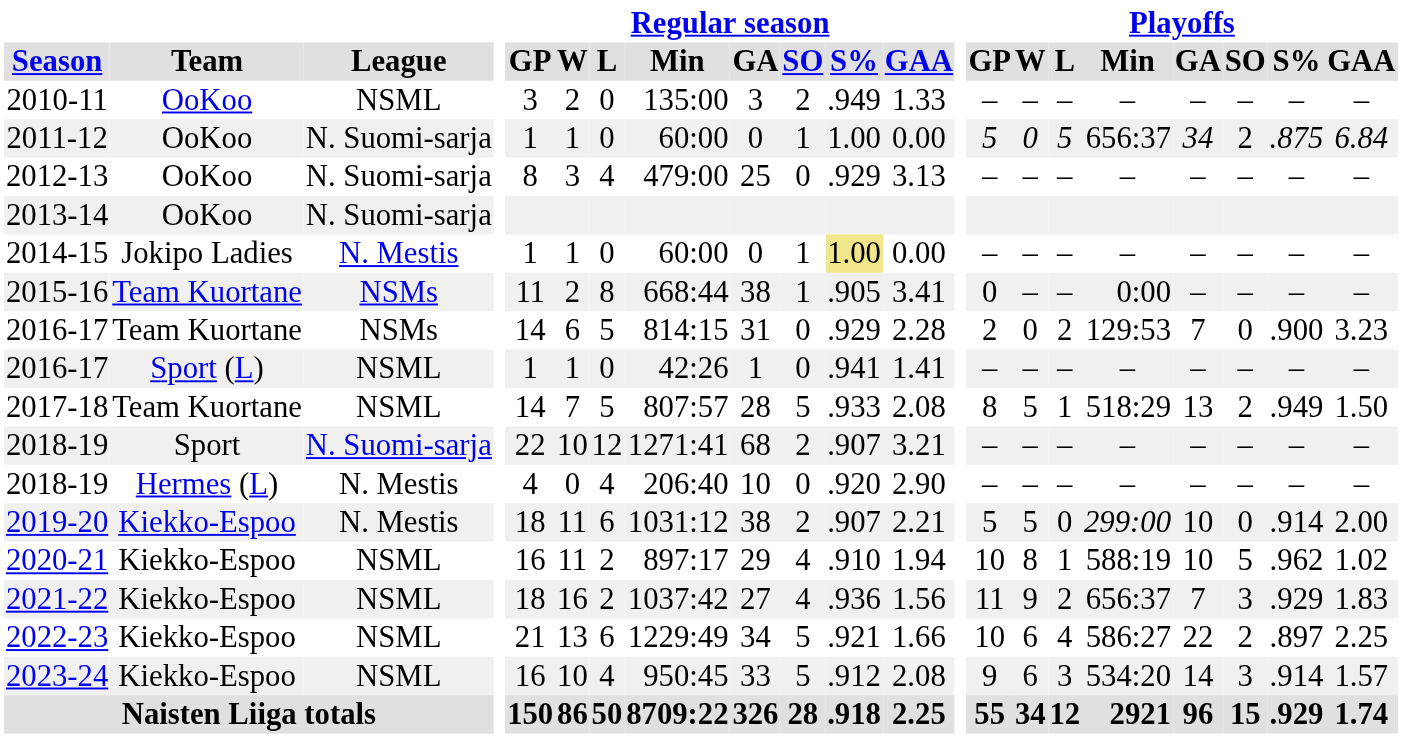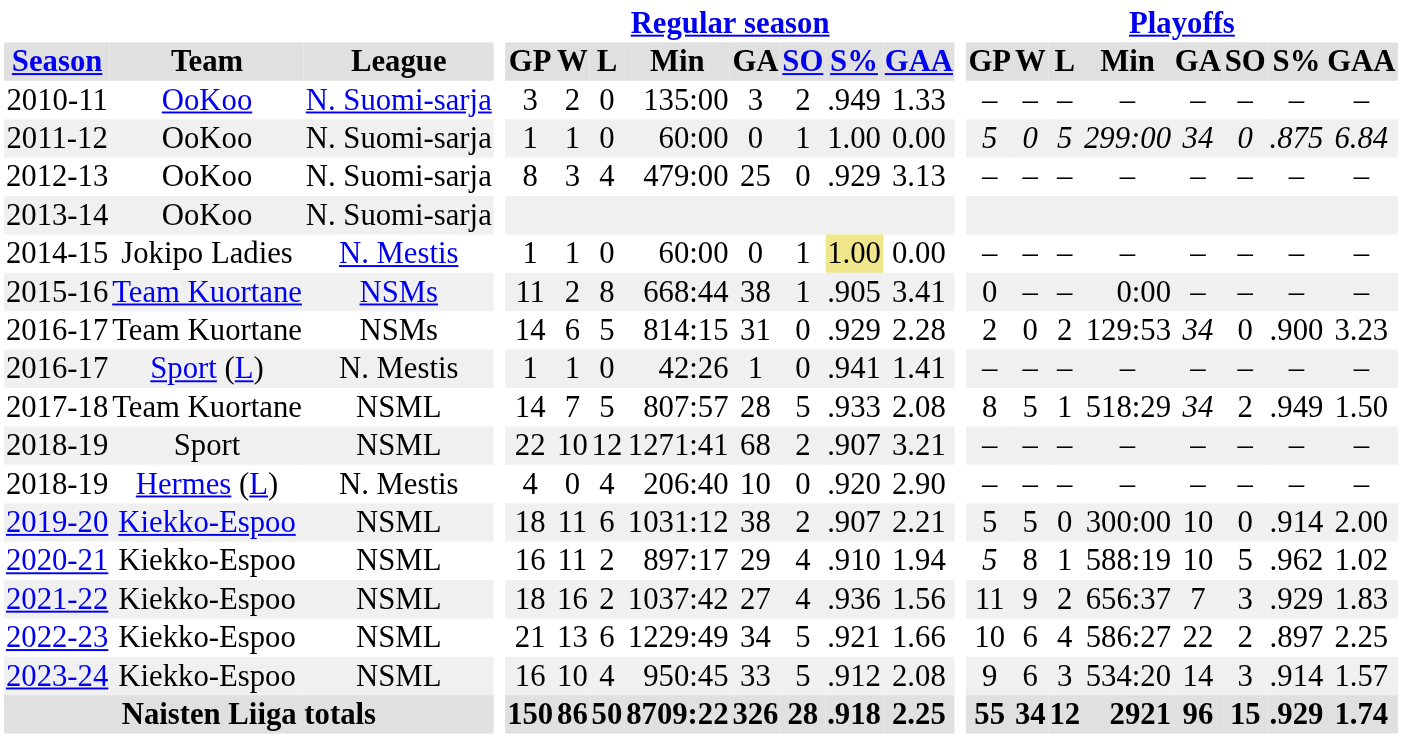(399, 99) NSML -> (399, 99) N. Suomi-sarja
(1128, 137) 656:37 -> (1128, 137) 299:00
(1245, 137) 2 -> (1245, 137) 0
(1198, 329) 7 -> (1198, 329) 34
(399, 368) NSML -> (399, 368) N. Mestis
(1198, 406) 13 -> (1198, 406) 34
(399, 445) N. Suomi-sarja -> (399, 445) NSML
(399, 521) N. Mestis -> (399, 521) NSML
(1128, 521) 299:00 -> (1128, 521) 300:00
(990, 560) 10 -> (990, 560) 5
